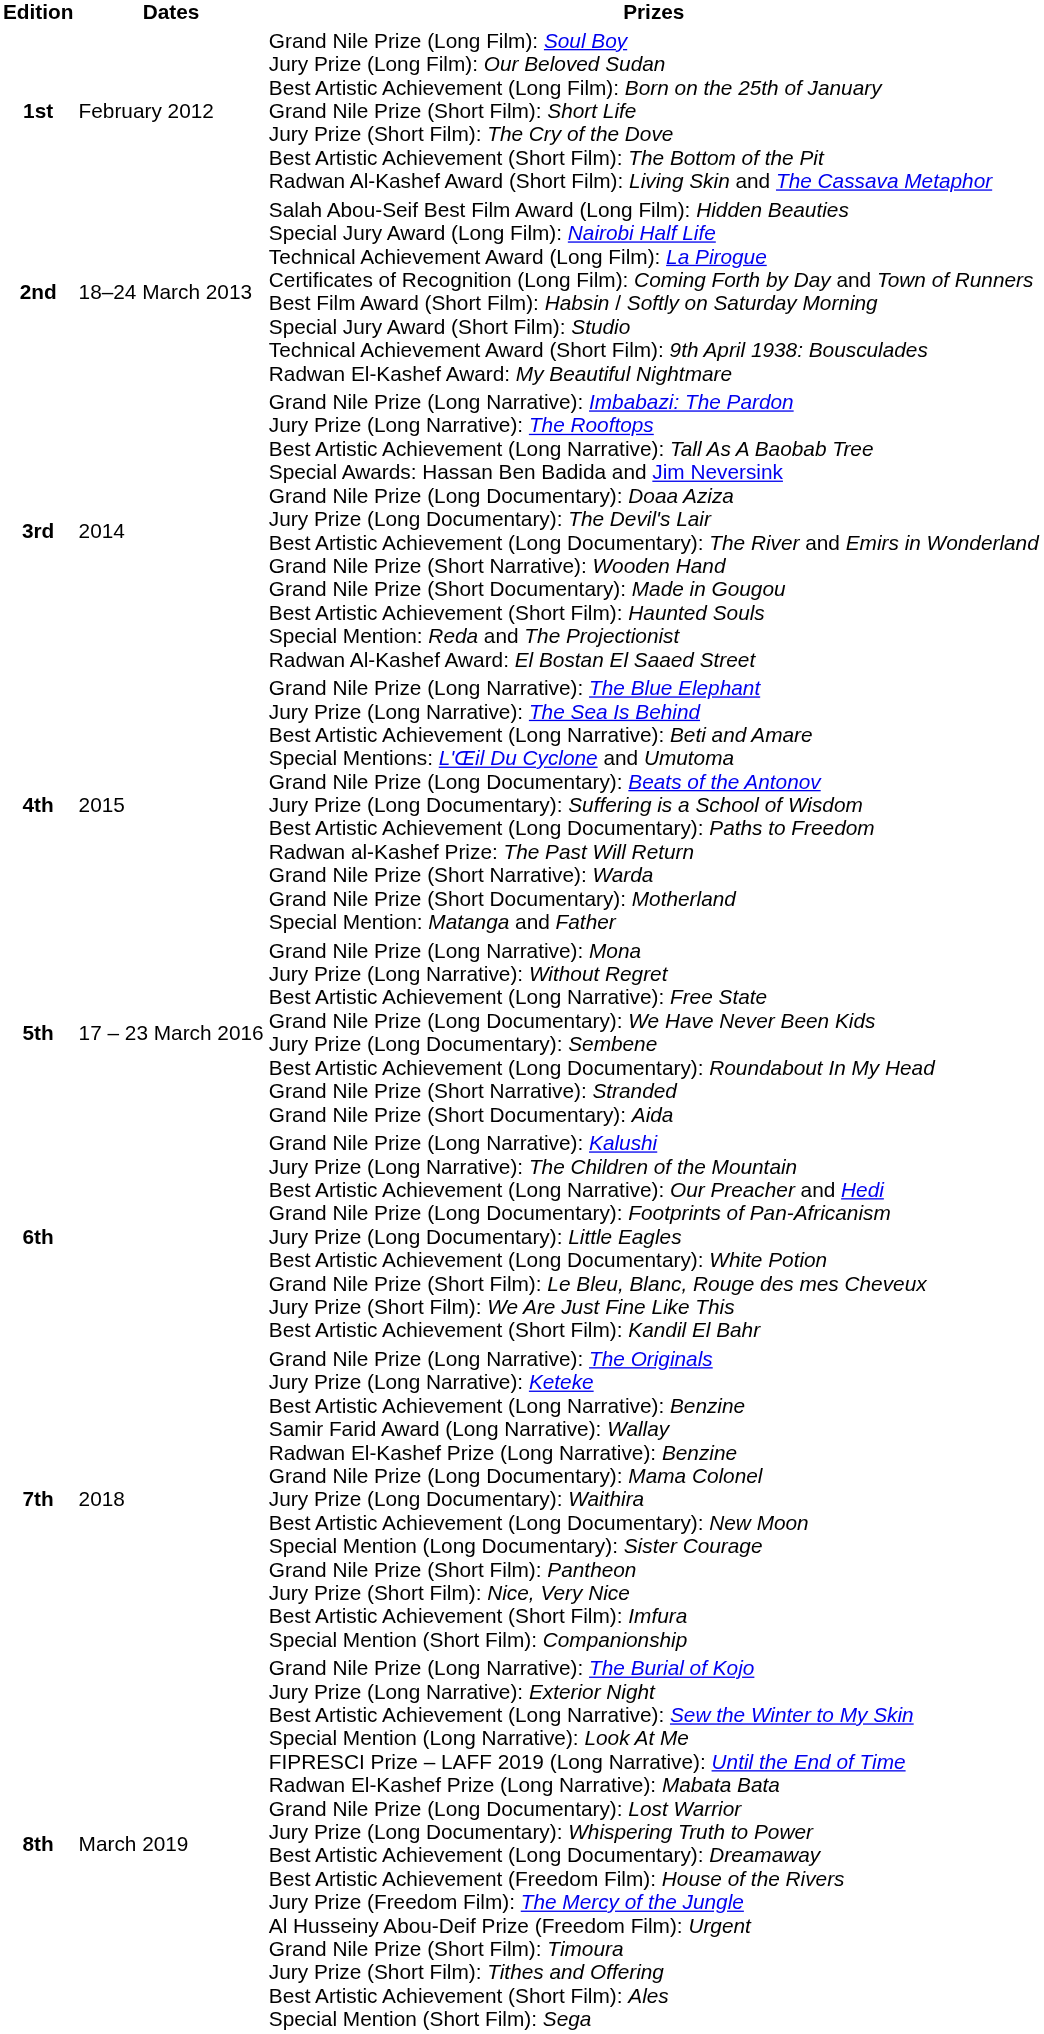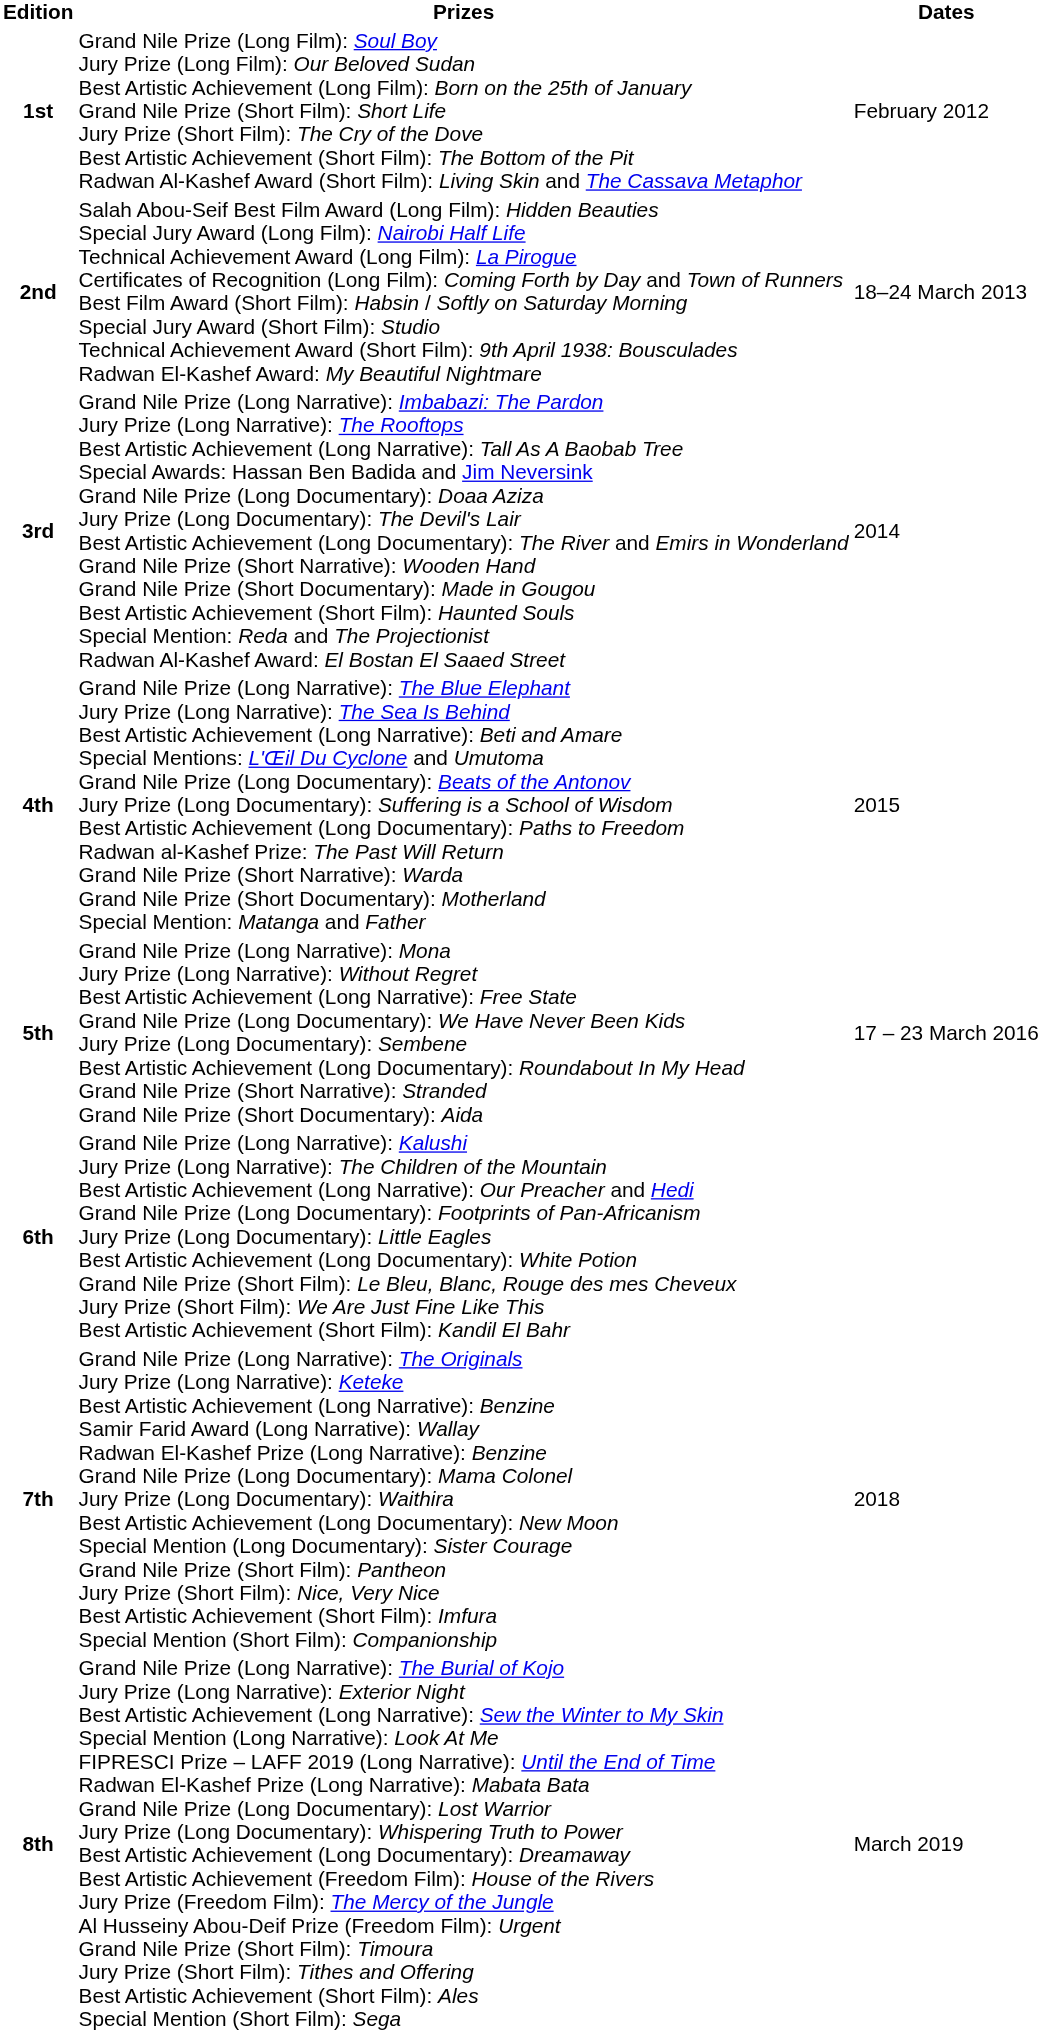columns swapped: (171, 12) <-> (654, 12)
